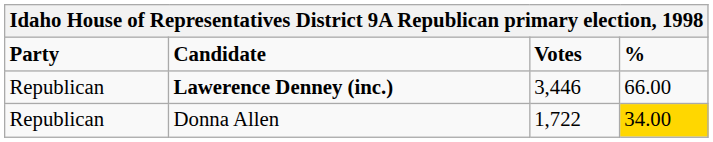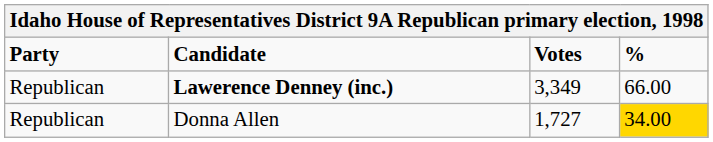(558, 86) 3,446 -> (558, 86) 3,349
(558, 119) 1,722 -> (558, 119) 1,727
